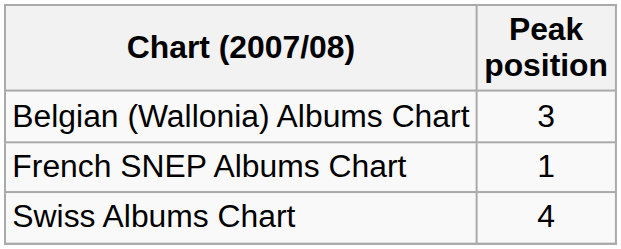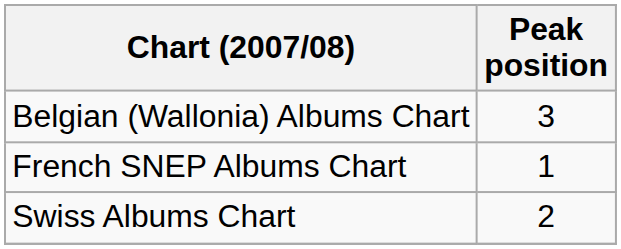(546, 217) 4 -> (546, 217) 2
